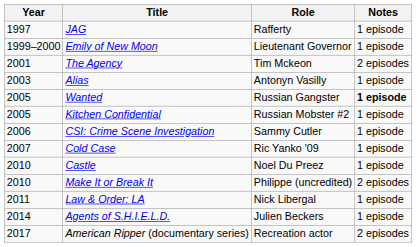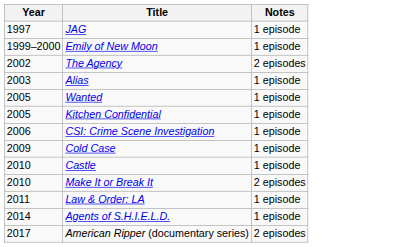- column: (303, 13)
(19, 64) 2001 -> (19, 64) 2002
(382, 98) bold -> (277, 98) normal
(19, 149) 2007 -> (19, 149) 2009
